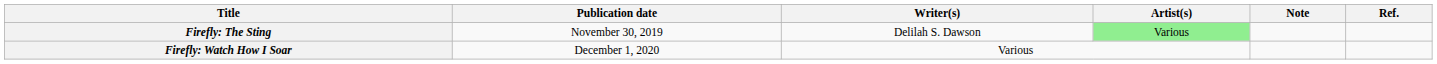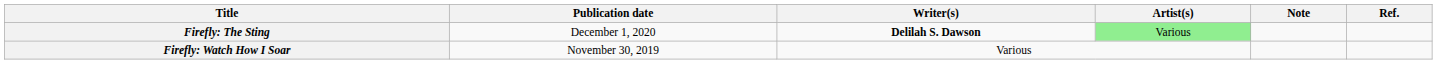(617, 31) November 30, 2019 -> (613, 31) December 1, 2020
(937, 31) normal -> (936, 31) bold
(617, 50) December 1, 2020 -> (613, 50) November 30, 2019
